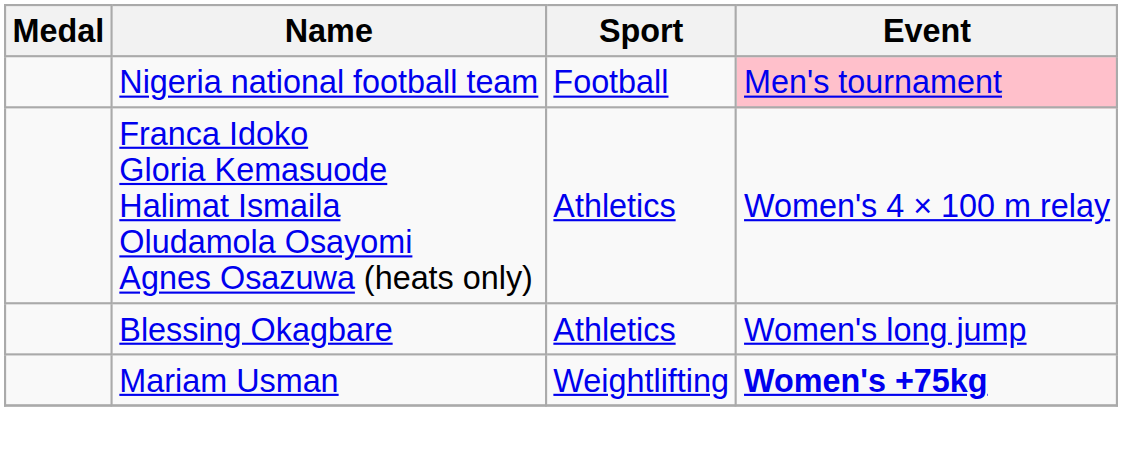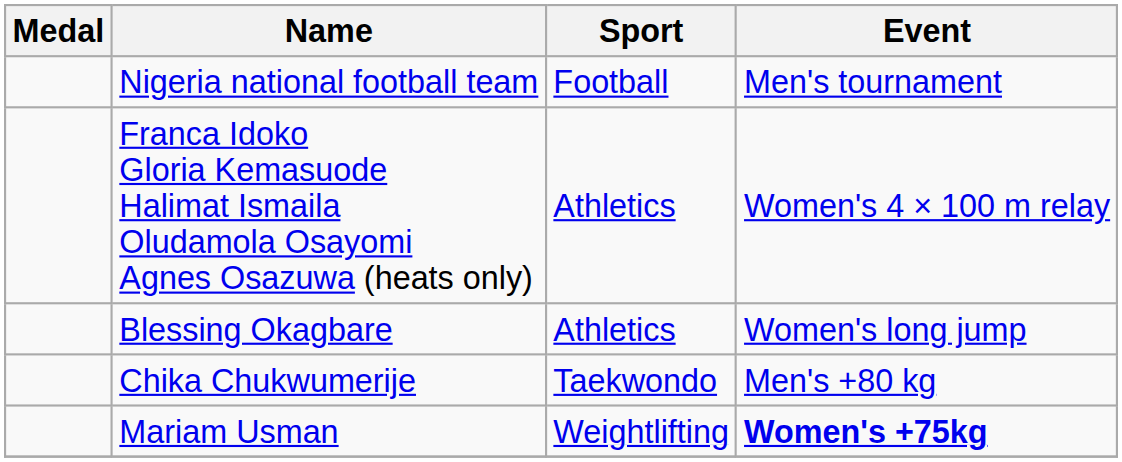(873, 82) pink background -> (873, 82) no background
+ row: (268, 381)
